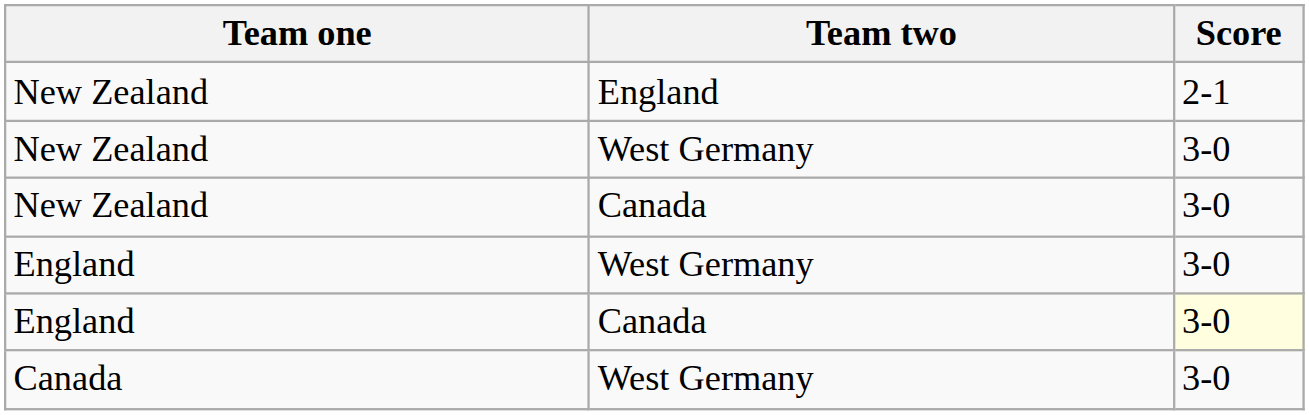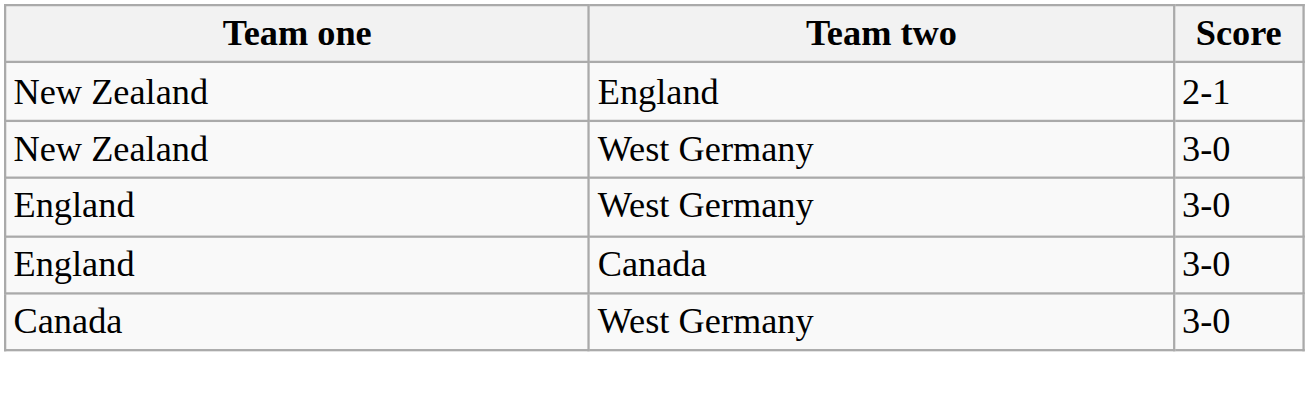- row: (111, 206)
(1206, 321) lightyellow background -> (1206, 263) no background
